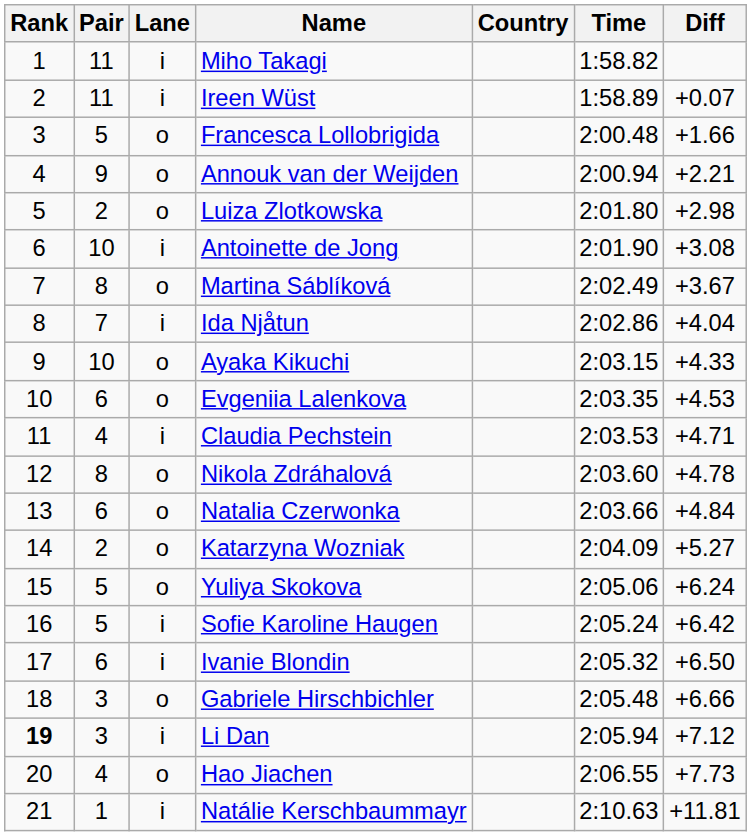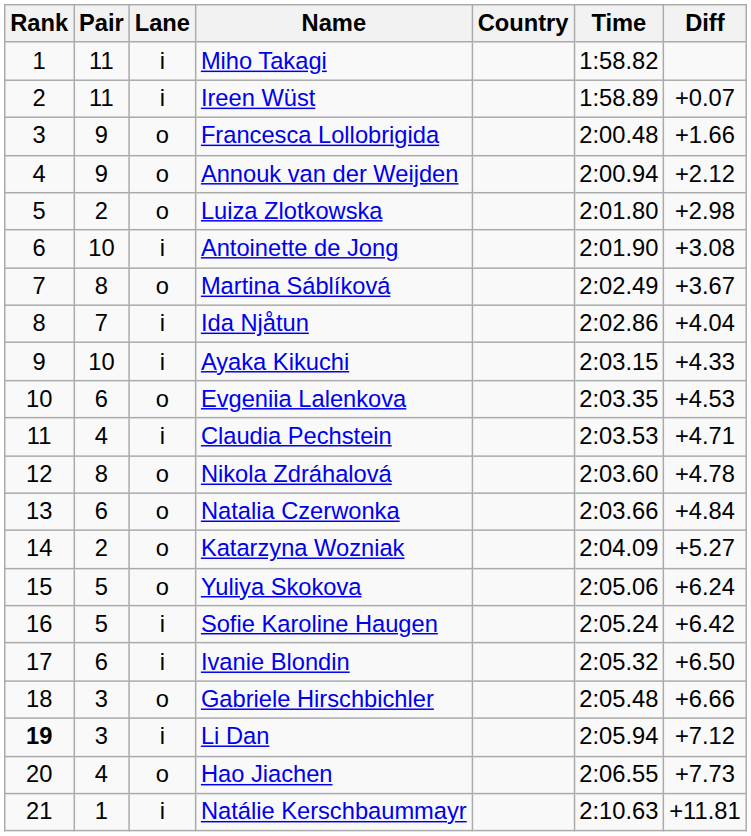(101, 135) 5 -> (101, 135) 9
(705, 173) +2.21 -> (705, 173) +2.12
(162, 361) o -> (162, 361) i
